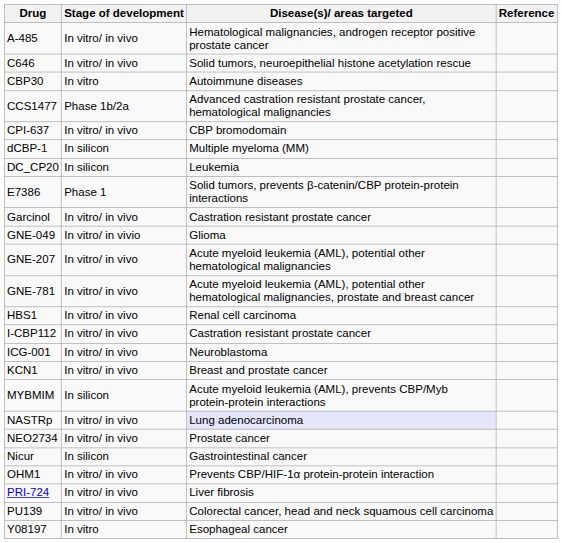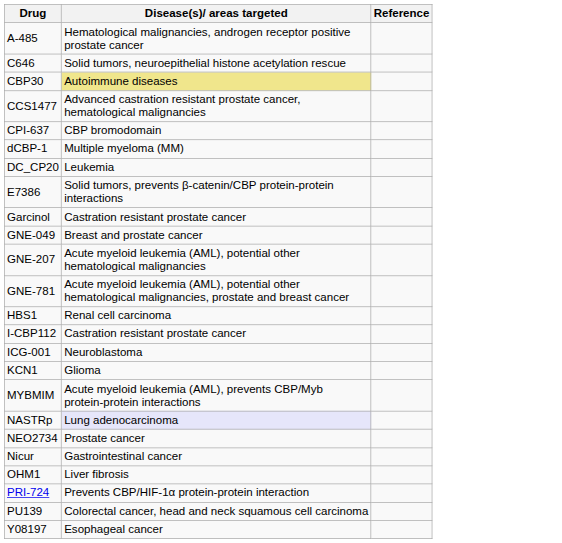- column: (124, 13)
(246, 81) no background -> (121, 81) khaki background
(207, 235) Glioma -> (133, 235) Breast and prostate cancer
(258, 370) Breast and prostate cancer -> (82, 370) Glioma
(312, 475) Prevents CBP/HIF-1α protein-protein interaction -> (97, 475) Liver fibrosis
(222, 493) Liver fibrosis -> (187, 493) Prevents CBP/HIF-1α protein-protein interaction
